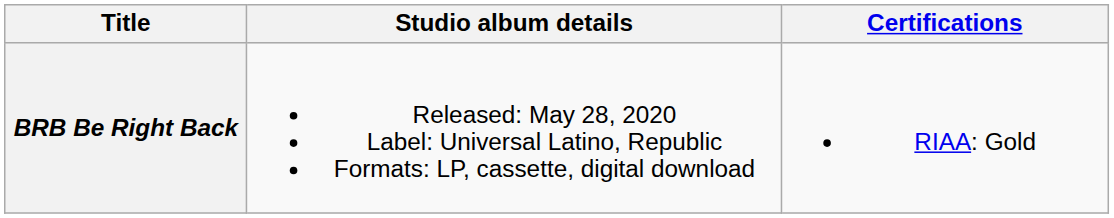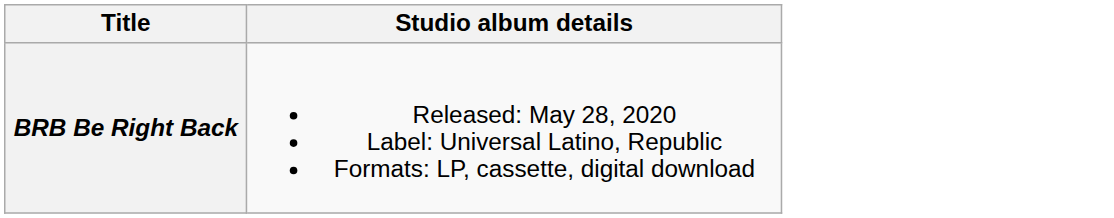- column: (945, 23)
